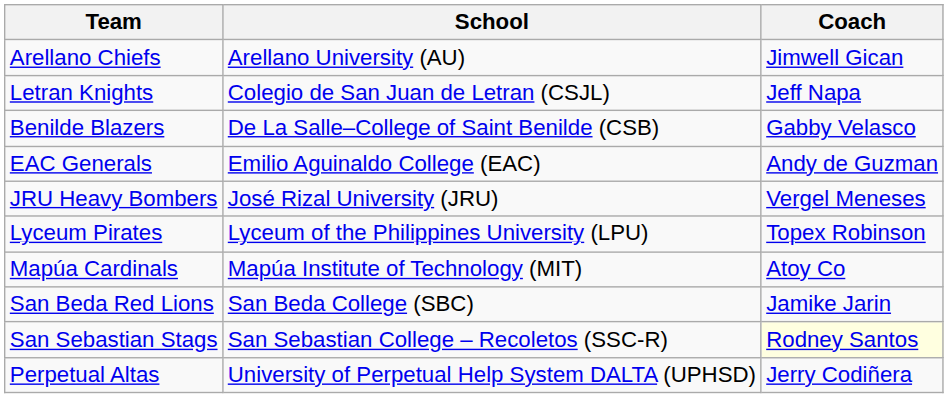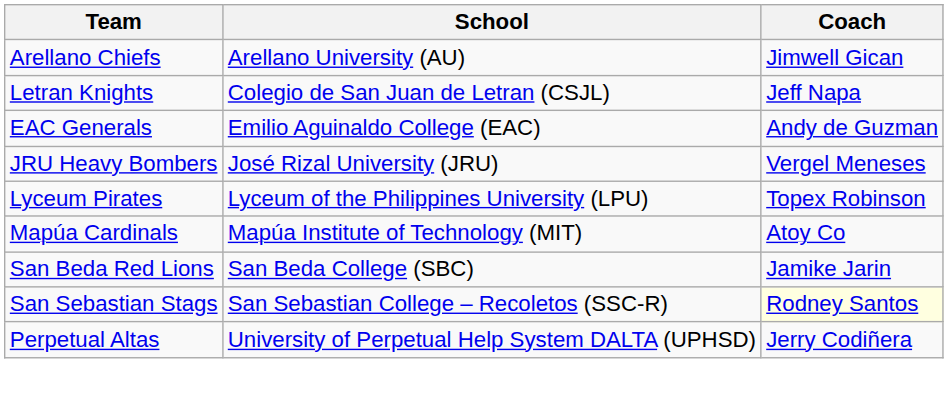- row: (87, 127)
